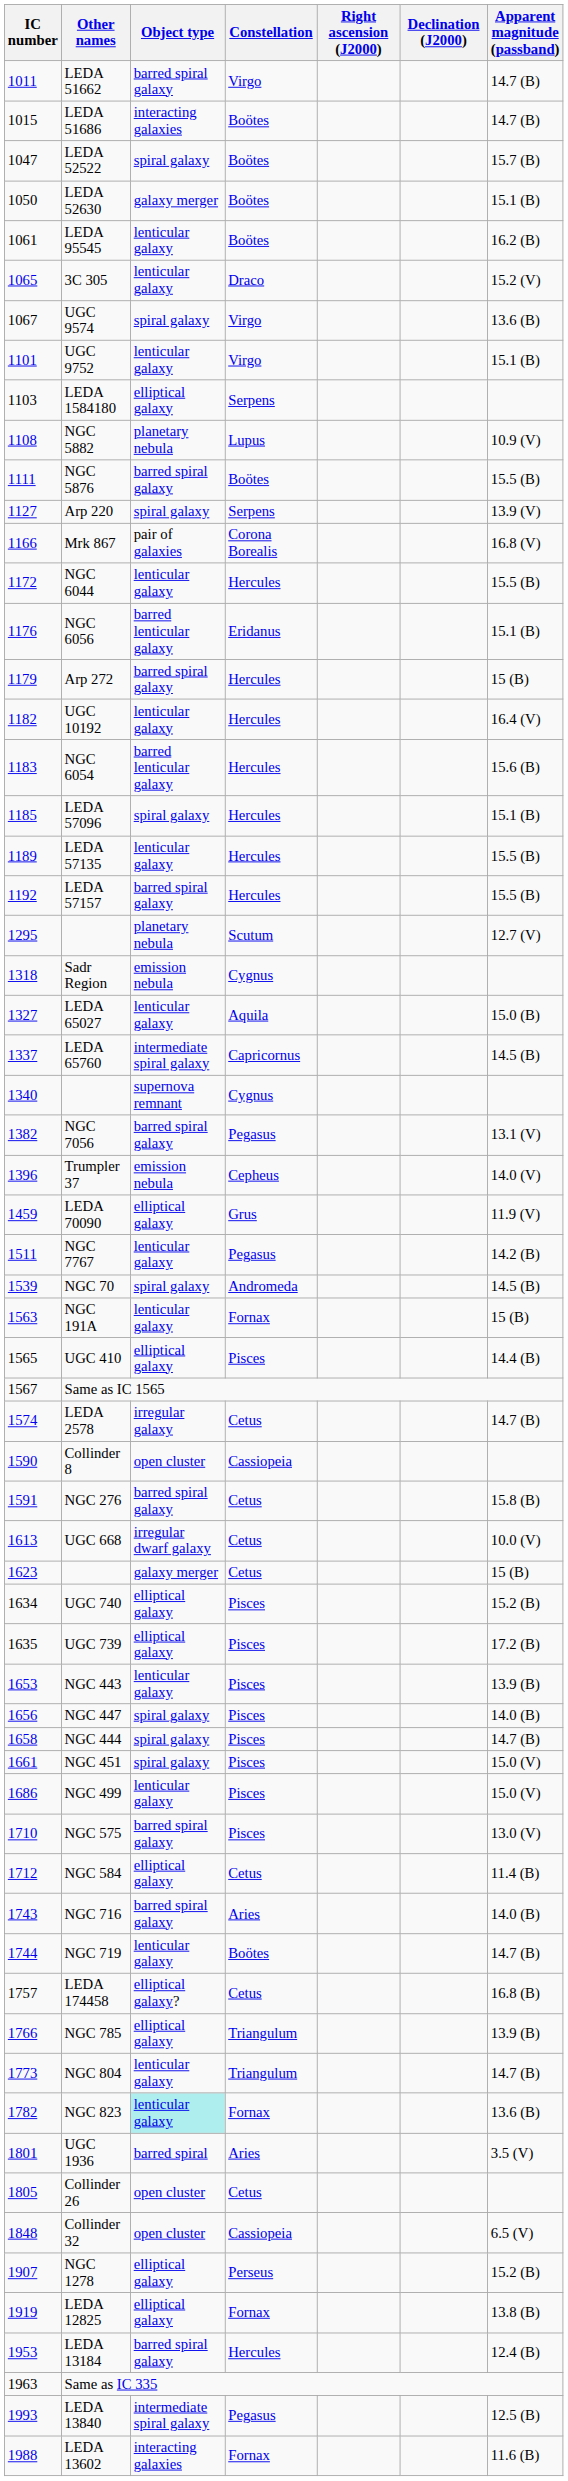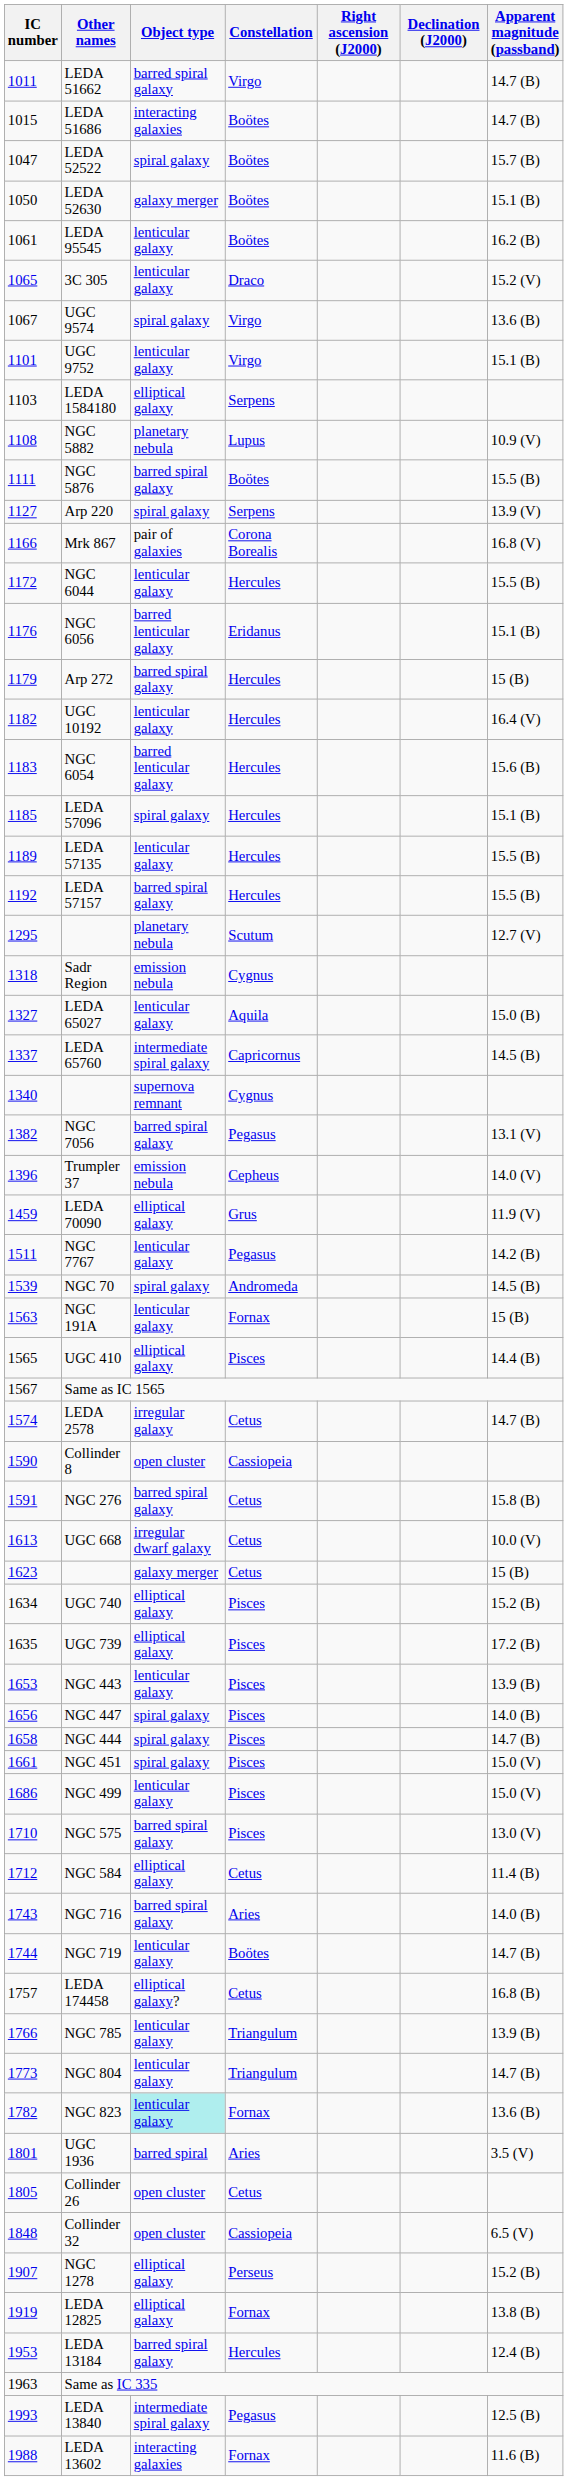(159, 2033) elliptical galaxy -> (161, 2033) lenticular galaxy
